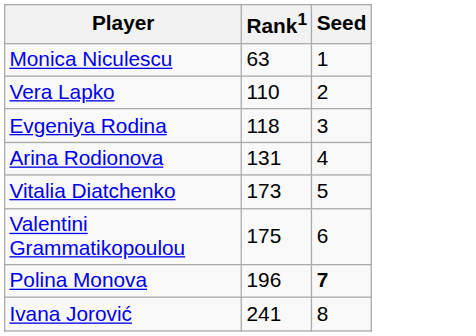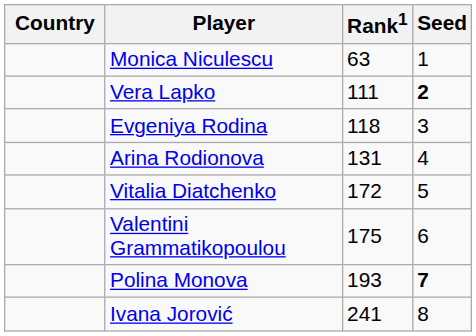+ column: (55, 23)
(263, 92) 110 -> (363, 92) 111
(322, 92) normal -> (423, 92) bold
(264, 191) 173 -> (364, 191) 172
(264, 280) 196 -> (364, 280) 193
